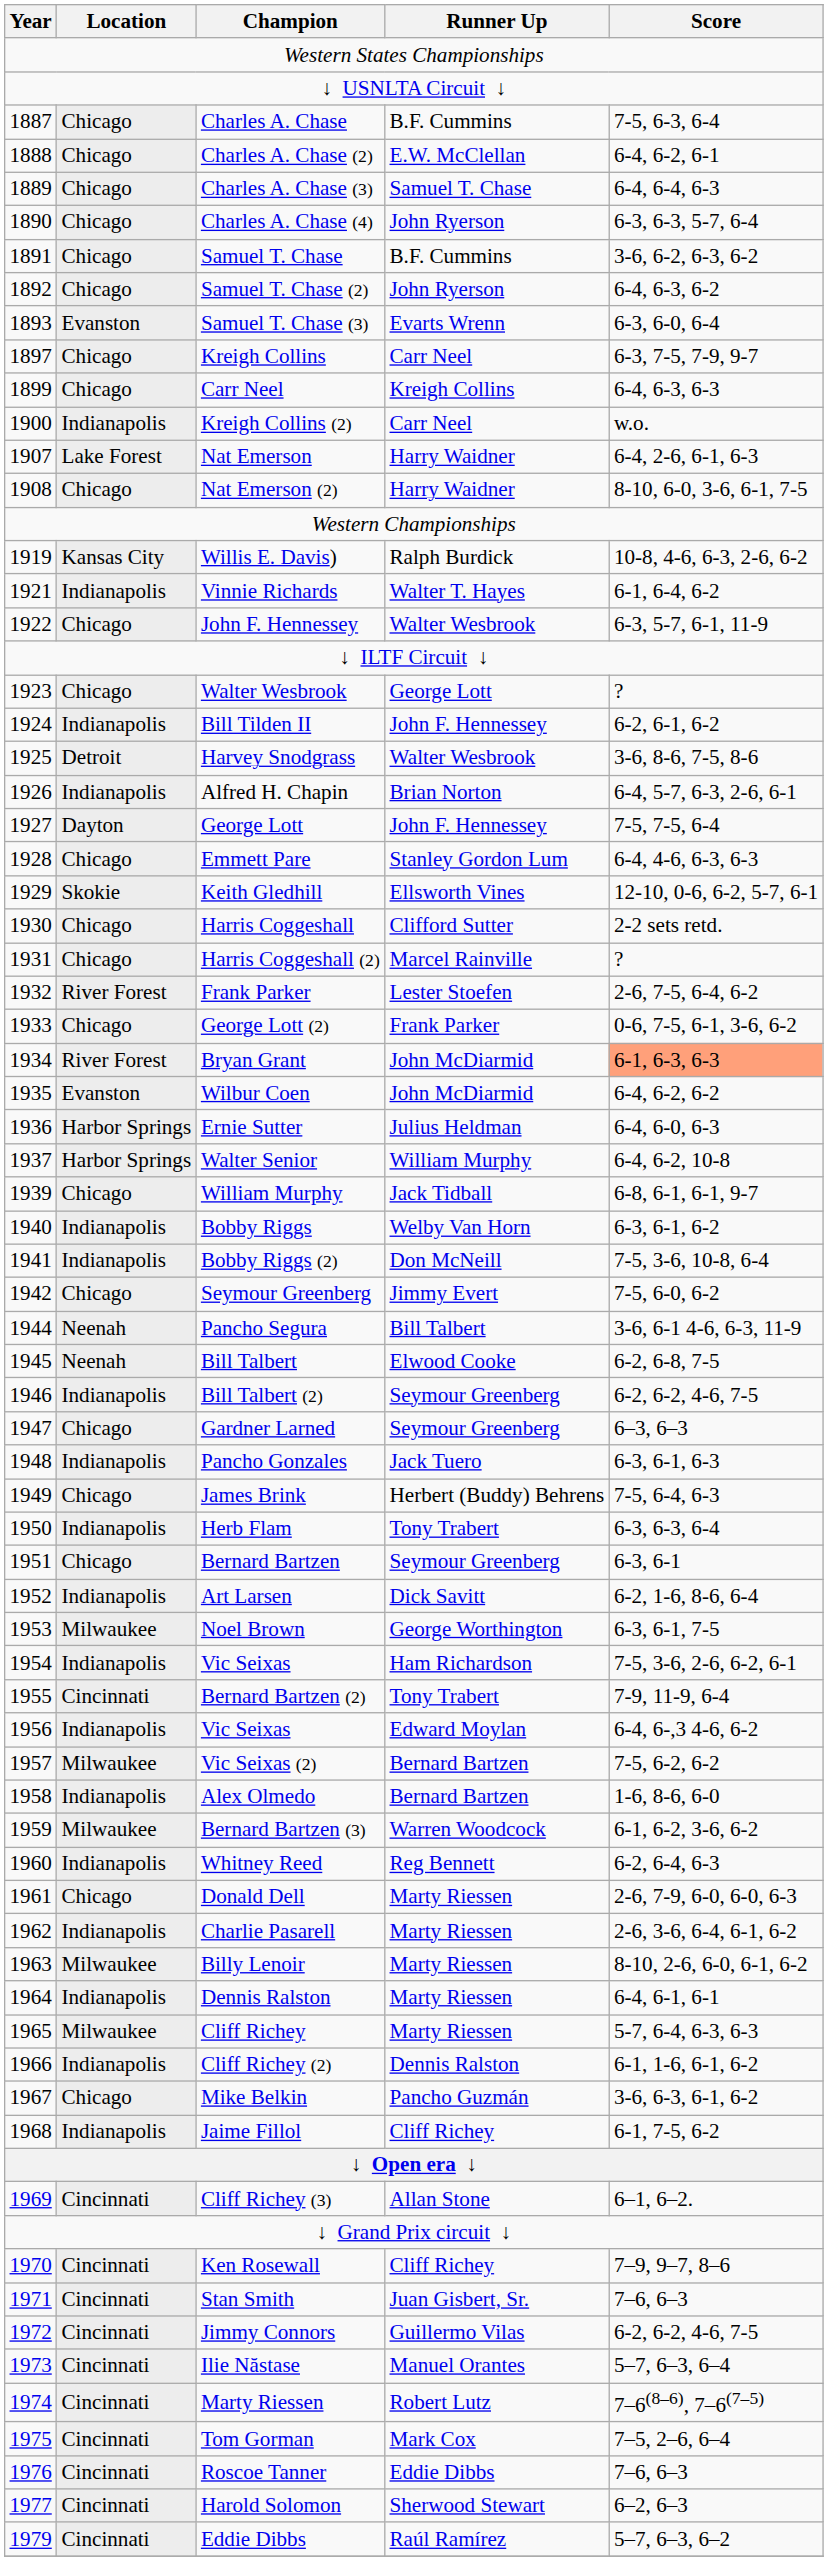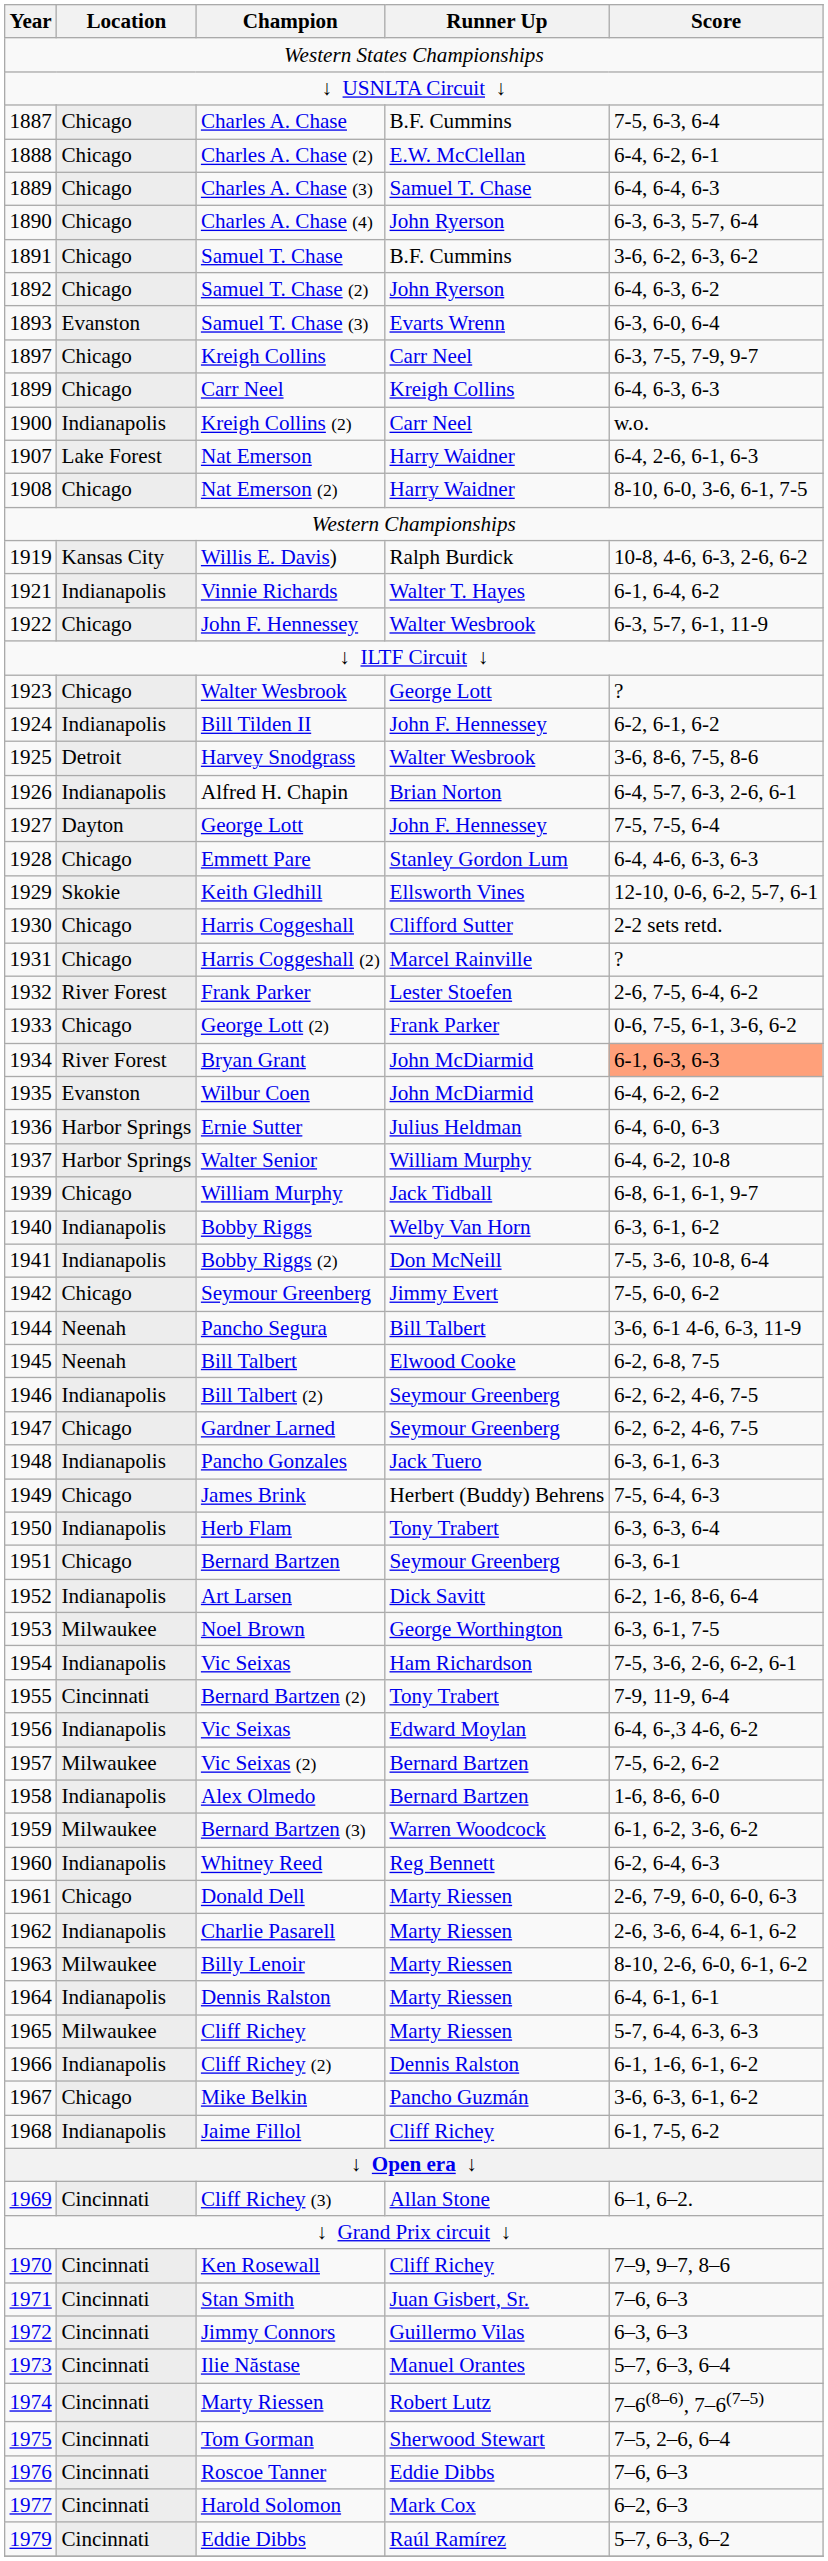(651, 1428) 6–3, 6–3 -> (686, 1428) 6-2, 6-2, 4-6, 7-5
(686, 2332) 6-2, 6-2, 4-6, 7-5 -> (651, 2332) 6–3, 6–3
(433, 2438) Mark Cox -> (467, 2438) Sherwood Stewart
(467, 2505) Sherwood Stewart -> (433, 2505) Mark Cox
